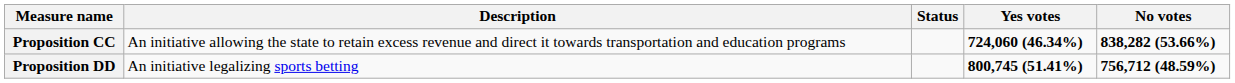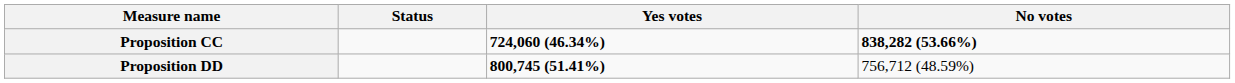- column: (518, 16)
(1158, 66) bold -> (918, 66) normal
